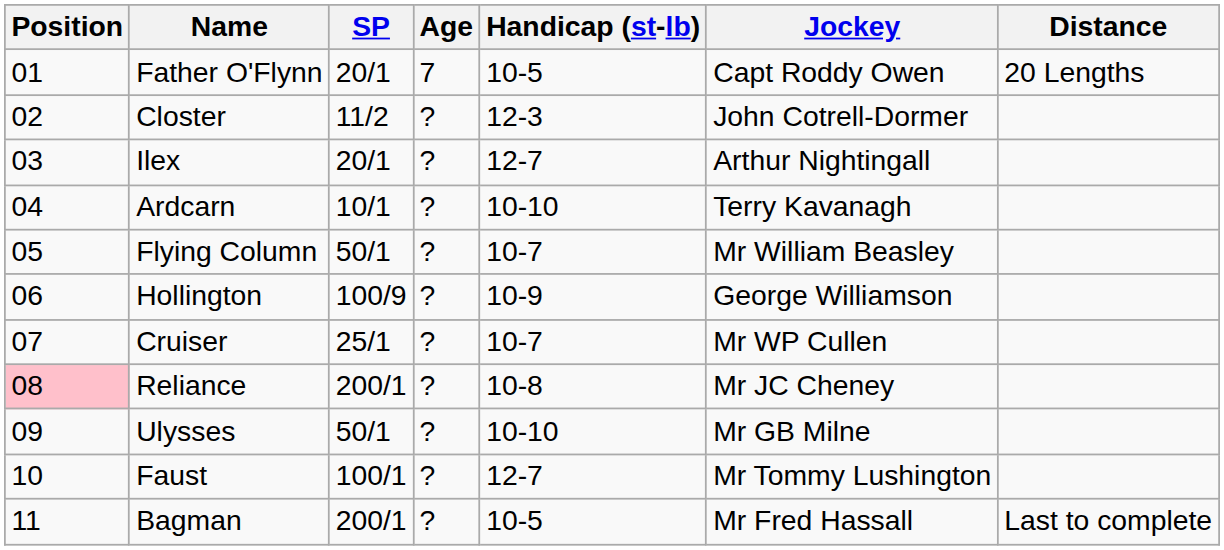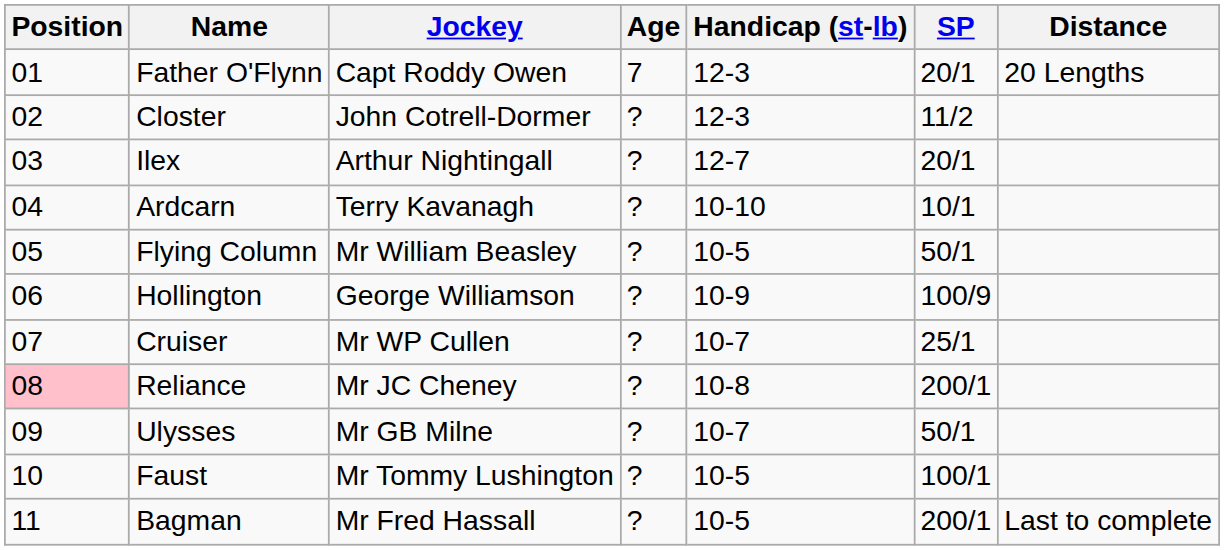columns swapped: (852, 26) <-> (371, 26)
(514, 71) 10-5 -> (722, 71) 12-3
(514, 251) 10-7 -> (722, 251) 10-5
(522, 431) 10-10 -> (722, 431) 10-7
(514, 476) 12-7 -> (722, 476) 10-5
